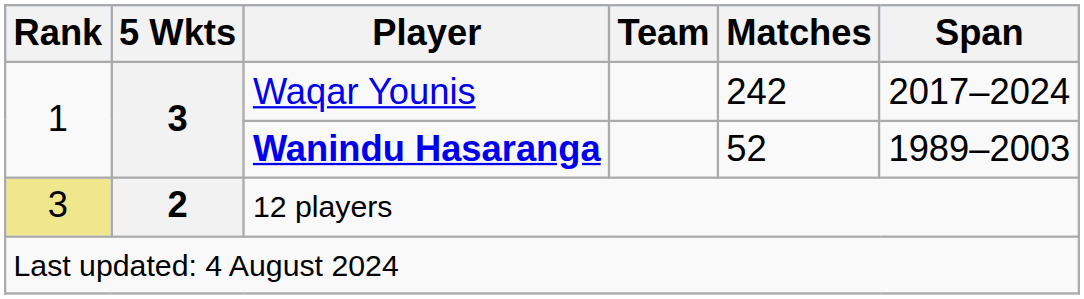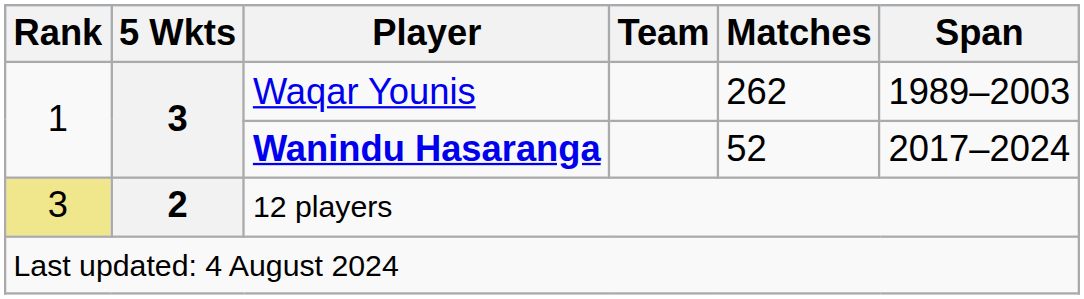(757, 90) 242 -> (757, 90) 262
(979, 90) 2017–2024 -> (979, 90) 1989–2003
(979, 148) 1989–2003 -> (979, 148) 2017–2024
